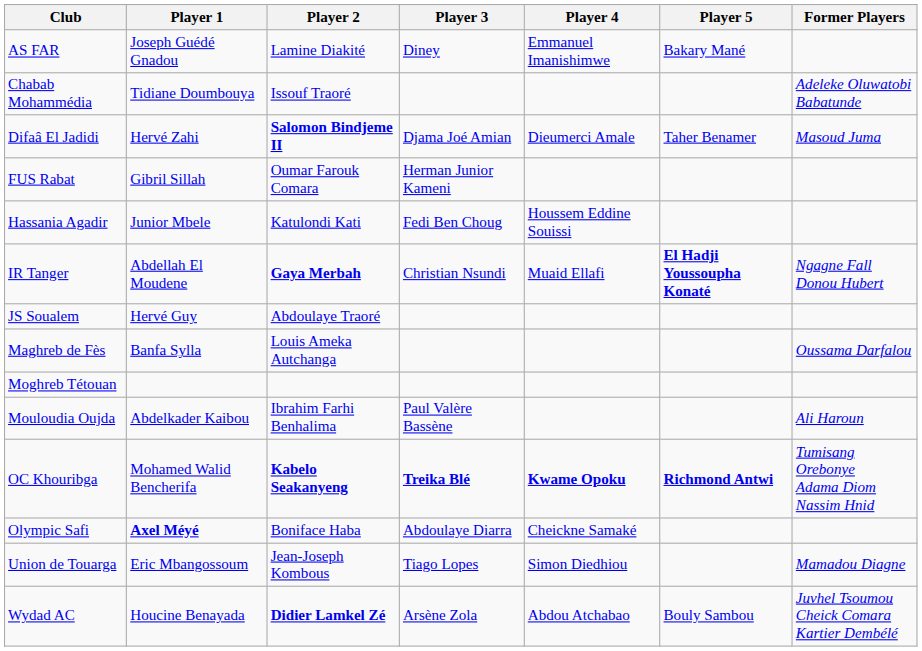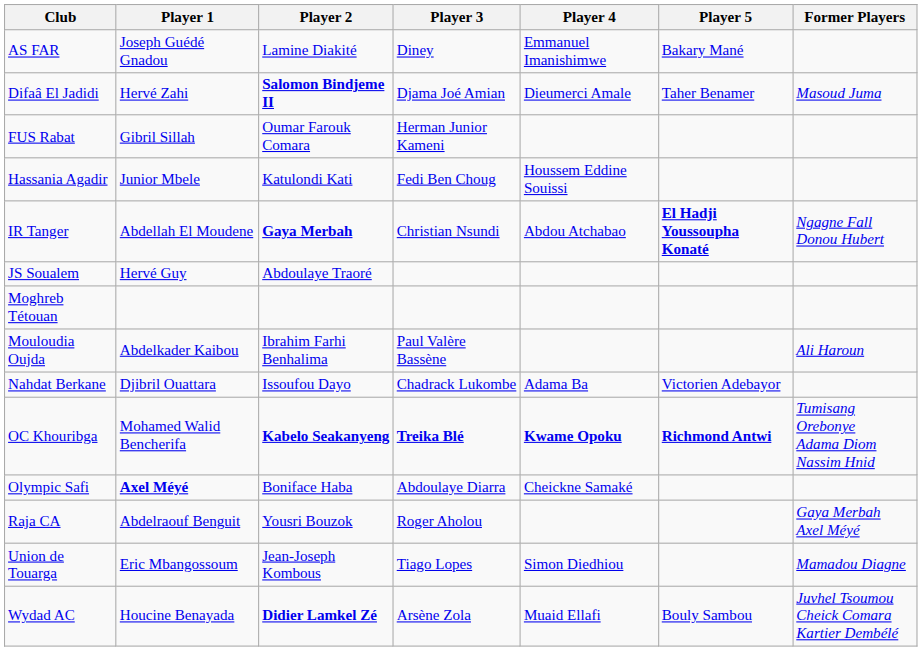- row: (50, 94)
(566, 274) Muaid Ellafi -> (575, 231) Abdou Atchabao
- row: (57, 350)
+ row: (57, 384)
+ row: (34, 521)
(579, 616) Abdou Atchabao -> (562, 616) Muaid Ellafi
